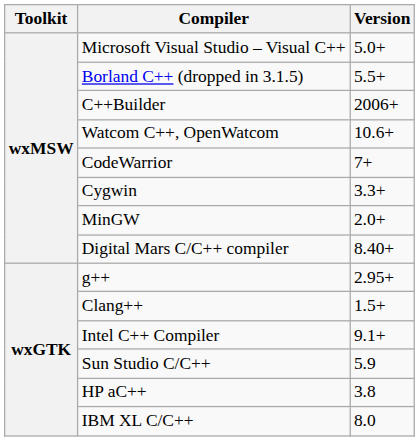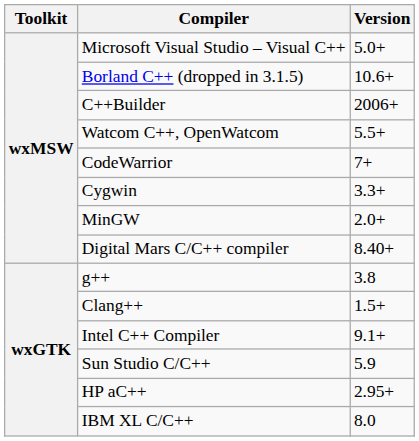(370, 75) 5.5+ -> (374, 75) 10.6+
(374, 133) 10.6+ -> (370, 133) 5.5+
(374, 276) 2.95+ -> (365, 276) 3.8
(365, 391) 3.8 -> (374, 391) 2.95+
